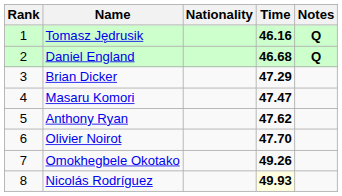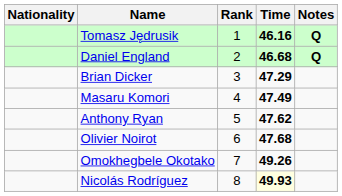columns swapped: (23, 14) <-> (219, 14)
(275, 98) 47.47 -> (275, 98) 47.49
(275, 139) 47.70 -> (275, 139) 47.68
